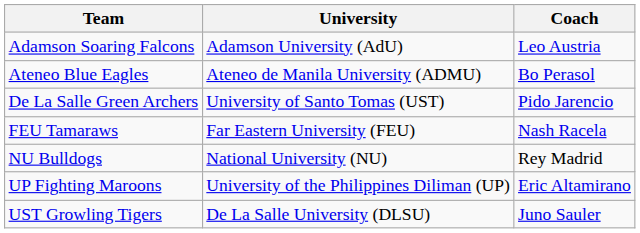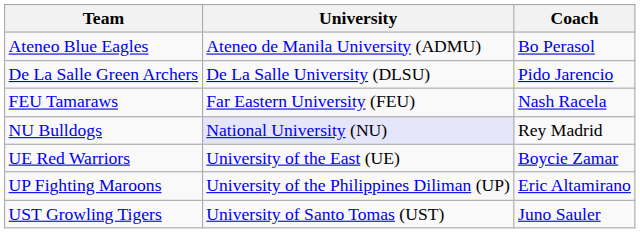- row: (101, 46)
(325, 102) University of Santo Tomas (UST) -> (318, 74) De La Salle University (DLSU)
(297, 158) no background -> (297, 130) lavender background
+ row: (69, 158)
(318, 213) De La Salle University (DLSU) -> (325, 213) University of Santo Tomas (UST)
